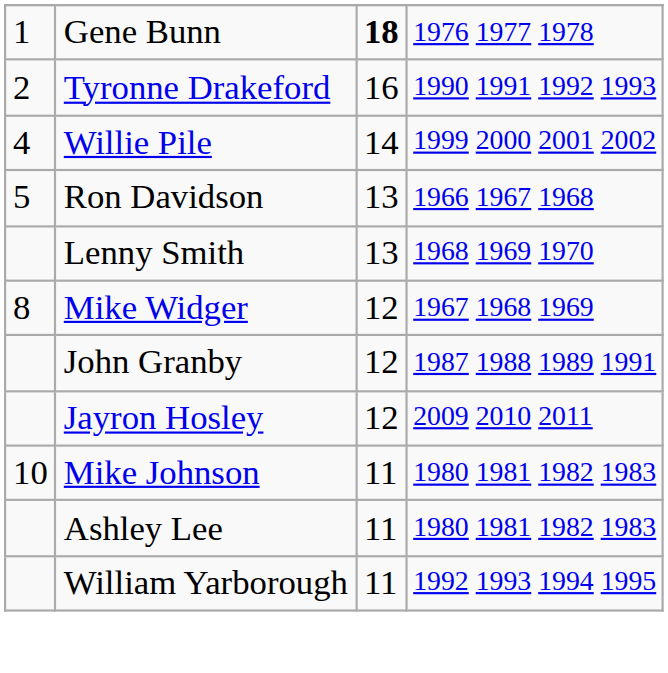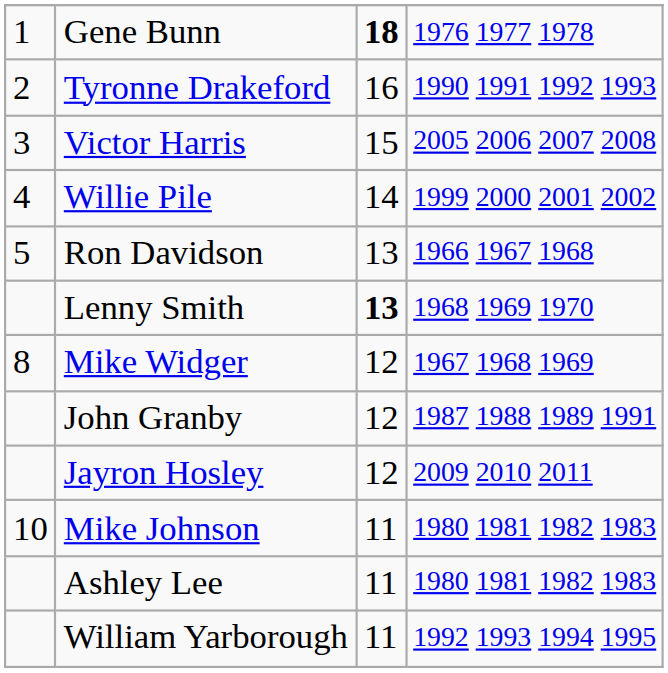+ row: (155, 142)
(381, 252) normal -> (381, 307) bold
